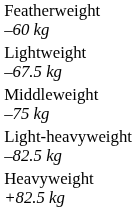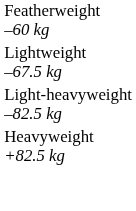- row: (51, 104)
